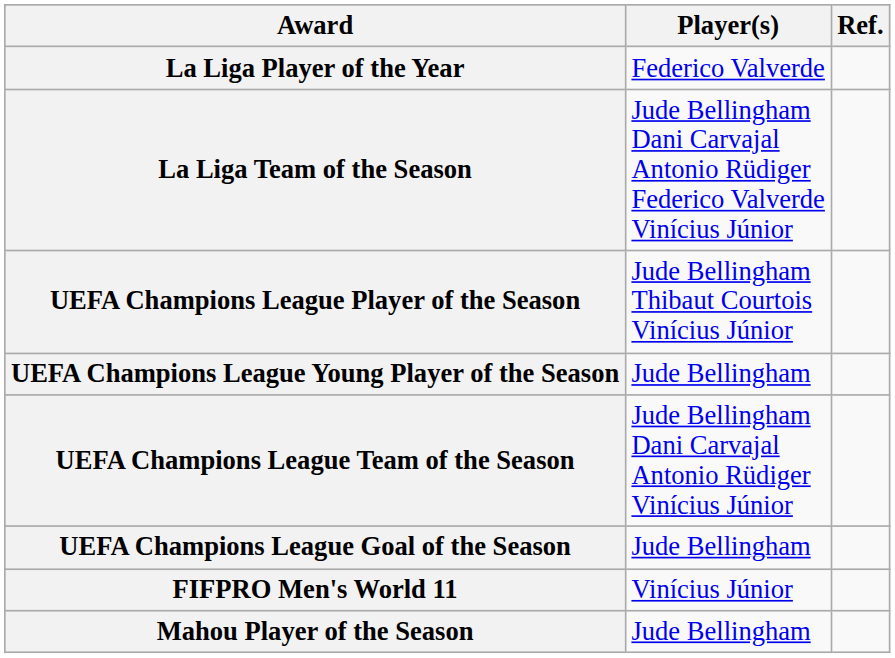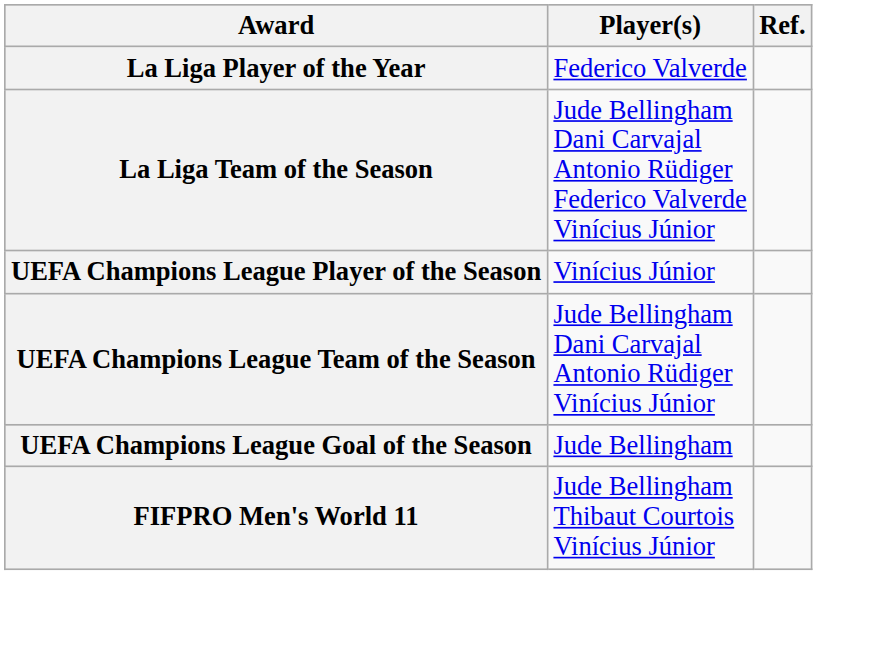(722, 301) Jude Bellingham Thibaut Courtois Vinícius Júnior -> (634, 271) Vinícius Júnior
- row: (315, 373)
(712, 589) Vinícius Júnior -> (644, 517) Jude Bellingham Thibaut Courtois Vinícius Júnior
- row: (315, 631)
